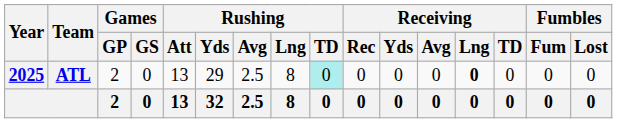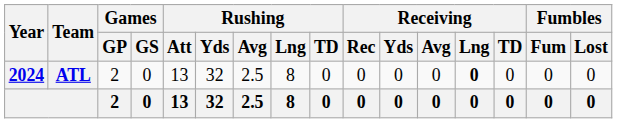(26, 74) 2025 -> (26, 74) 2024
(215, 74) 29 -> (215, 74) 32
(326, 74) paleturquoise background -> (326, 74) no background
